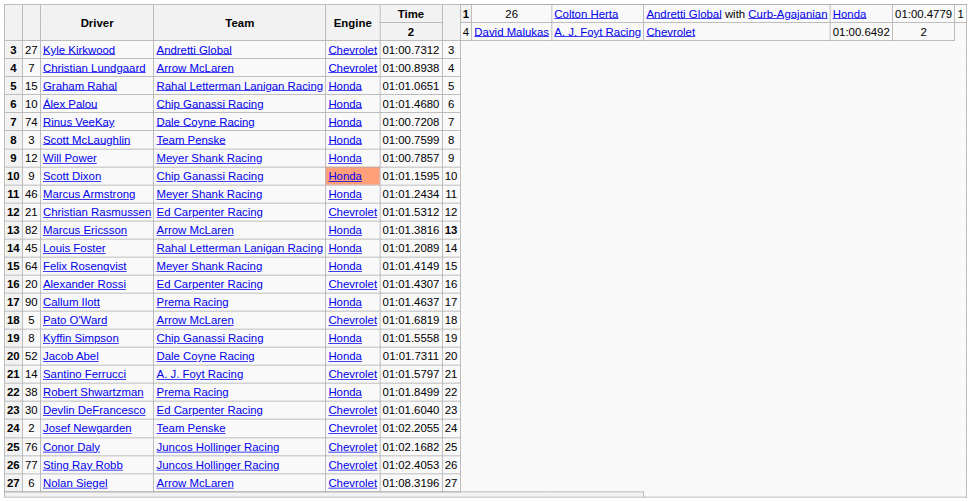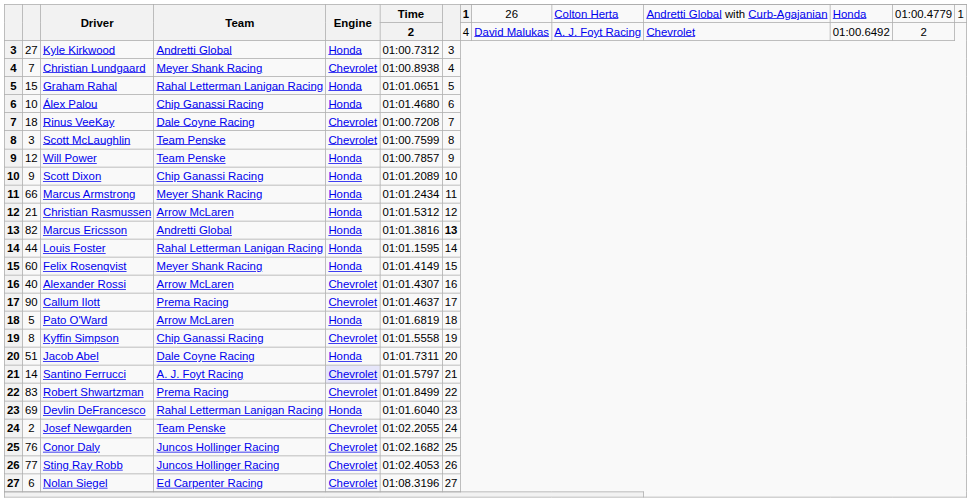(353, 50) Chevrolet -> (345, 50) Honda
(195, 68) Arrow McLaren -> (209, 68) Meyer Shank Racing
(31, 122) 74 -> (31, 122) 18
(345, 122) Honda -> (353, 122) Chevrolet
(345, 140) Honda -> (353, 140) Chevrolet
(209, 158) Meyer Shank Racing -> (191, 158) Team Penske
(345, 176) lightsalmon background -> (345, 176) no background
(411, 176) 01:01.1595 -> (411, 176) 01:01.2089
(31, 194) 46 -> (31, 194) 66
(210, 212) Ed Carpenter Racing -> (195, 212) Arrow McLaren
(353, 212) Chevrolet -> (345, 212) Honda
(195, 230) Arrow McLaren -> (194, 230) Andretti Global
(31, 248) 45 -> (31, 248) 44
(411, 248) 01:01.2089 -> (411, 248) 01:01.1595
(31, 266) 64 -> (31, 266) 60
(31, 284) 20 -> (31, 284) 40
(210, 284) Ed Carpenter Racing -> (195, 284) Arrow McLaren
(345, 302) Honda -> (353, 302) Chevrolet
(353, 320) Chevrolet -> (345, 320) Honda
(345, 338) Honda -> (353, 338) Chevrolet
(31, 356) 52 -> (31, 356) 51
(353, 375) no background -> (353, 375) lavender background
(31, 393) 38 -> (31, 393) 83
(345, 393) Honda -> (353, 393) Chevrolet
(31, 411) 30 -> (31, 411) 69
(210, 411) Ed Carpenter Racing -> (240, 411) Rahal Letterman Lanigan Racing
(353, 411) Chevrolet -> (345, 411) Honda
(195, 483) Arrow McLaren -> (210, 483) Ed Carpenter Racing
